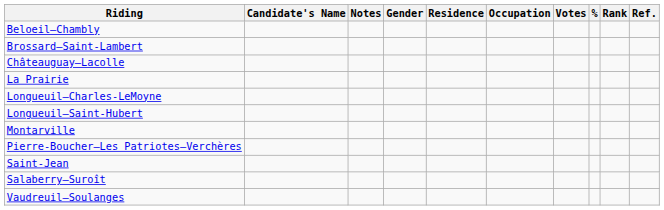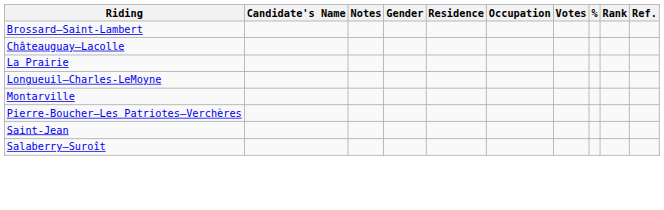- row: (53, 30)
- row: (75, 113)
- row: (66, 197)
